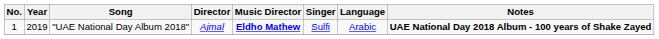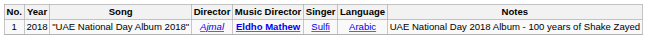(37, 27) 2019 -> (37, 27) 2018
(521, 27) bold -> (515, 27) normal
